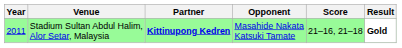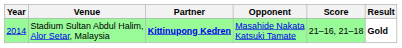(16, 31) 2011 -> (16, 31) 2014
